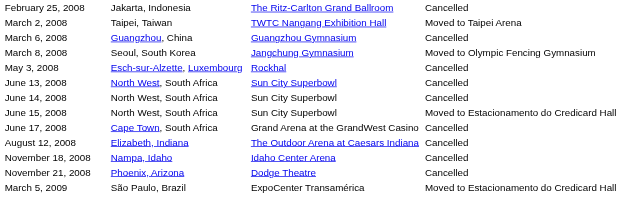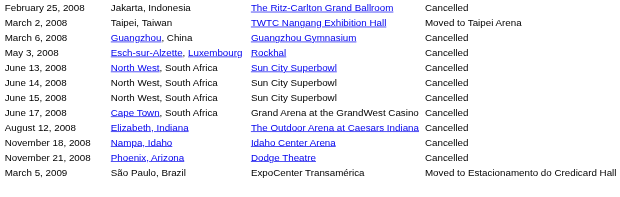- row: (36, 52)
(521, 112) Moved to Estacionamento do Credicard Hall -> (447, 97) Cancelled
